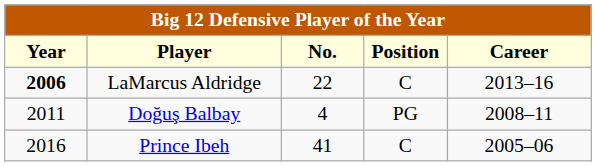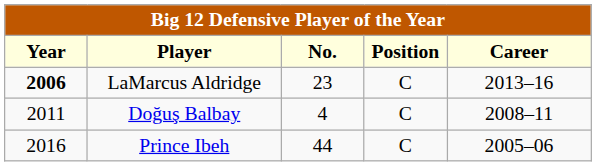(322, 82) 22 -> (322, 82) 23
(405, 113) PG -> (405, 113) C
(322, 144) 41 -> (322, 144) 44
